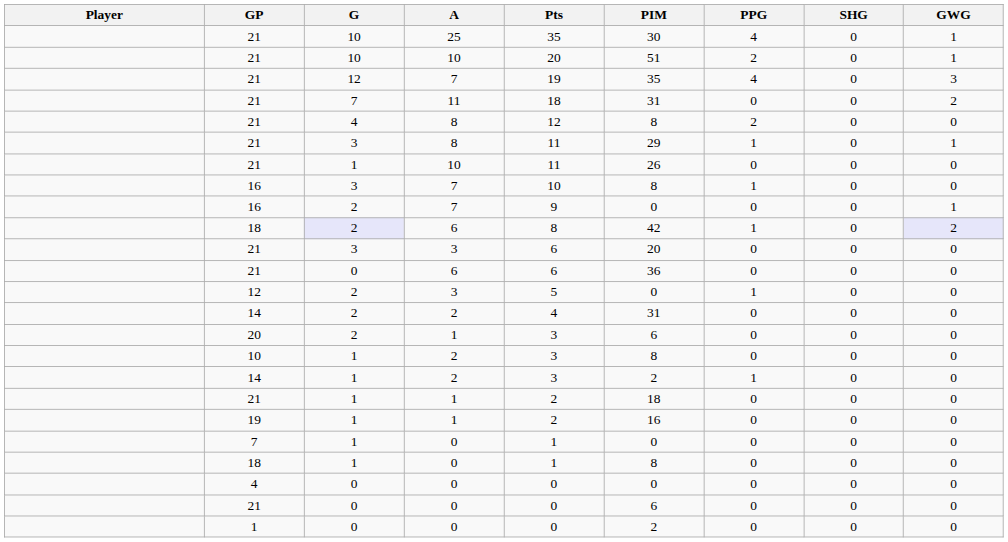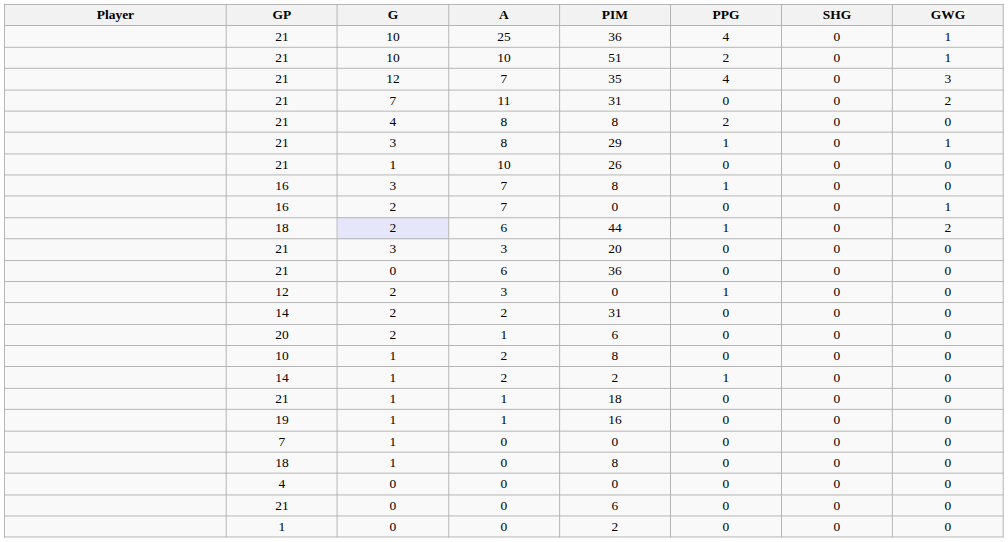- column: (554, 15)
(654, 36) 30 -> (615, 36) 36
(654, 228) 42 -> (615, 228) 44
(954, 228) lavender background -> (948, 228) no background
